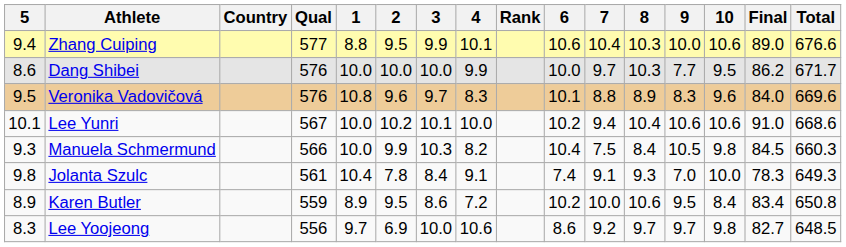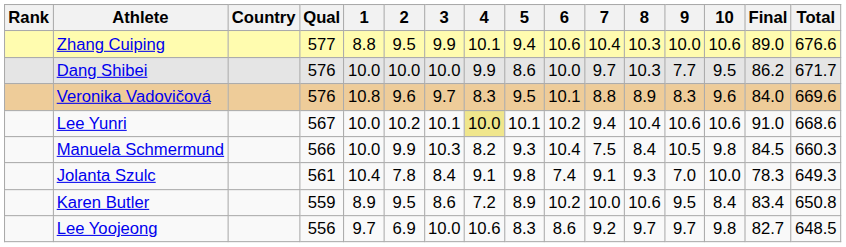columns swapped: (520, 17) <-> (25, 17)
(476, 123) no background -> (484, 123) khaki background
